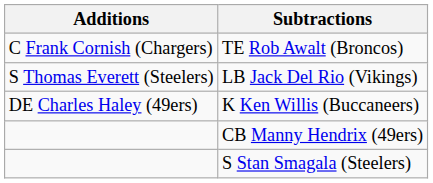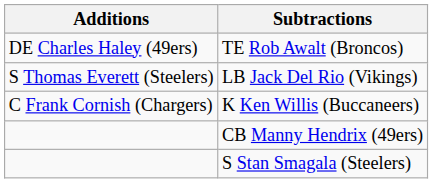(111, 47) C Frank Cornish (Chargers) -> (103, 47) DE Charles Haley (49ers)
(103, 105) DE Charles Haley (49ers) -> (111, 105) C Frank Cornish (Chargers)
